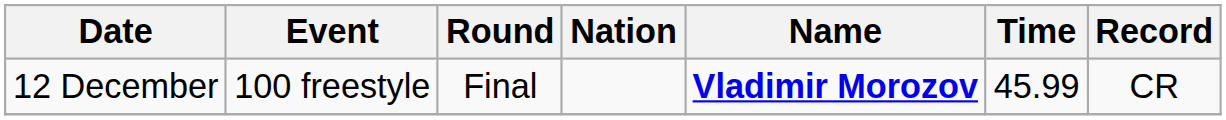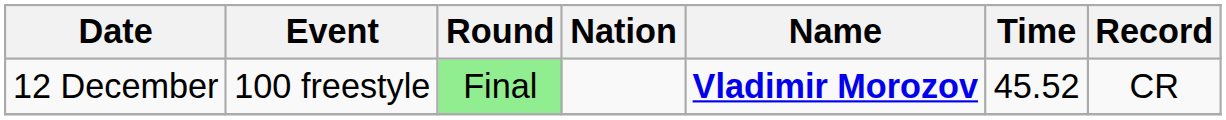(500, 85) no background -> (500, 85) lightgreen background
(1037, 85) 45.99 -> (1037, 85) 45.52
